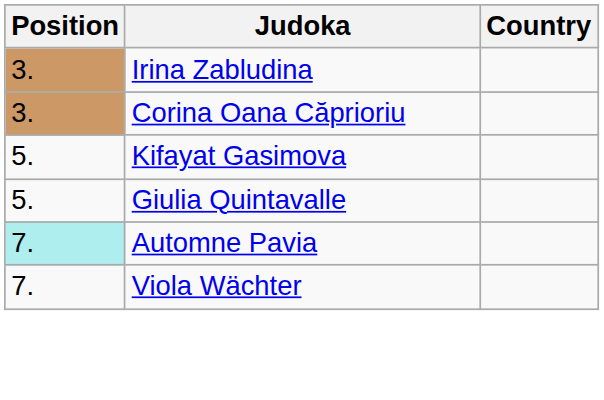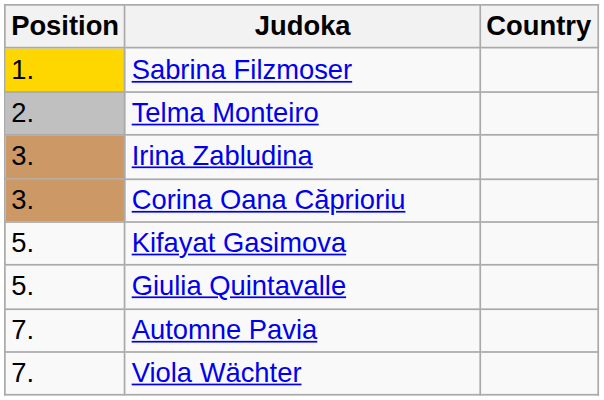+ row: (242, 69)
+ row: (225, 112)
(23, 243) paleturquoise background -> (23, 329) no background
